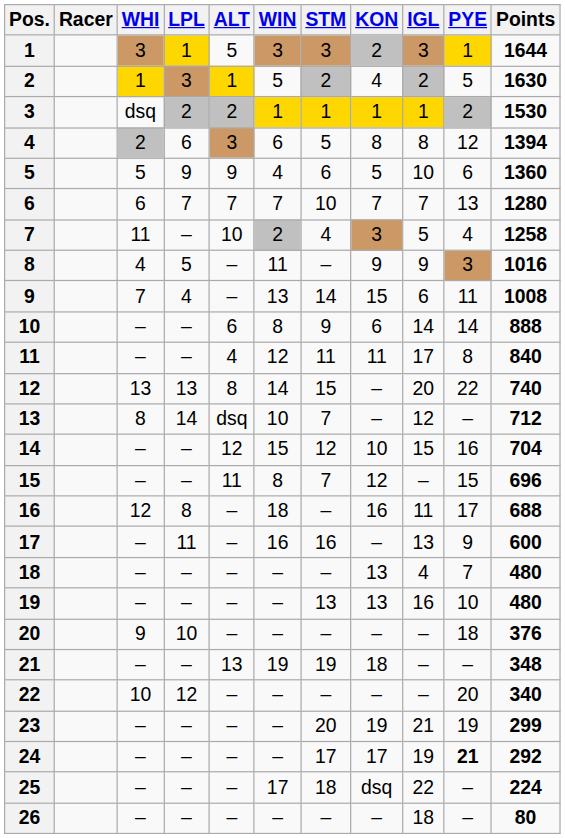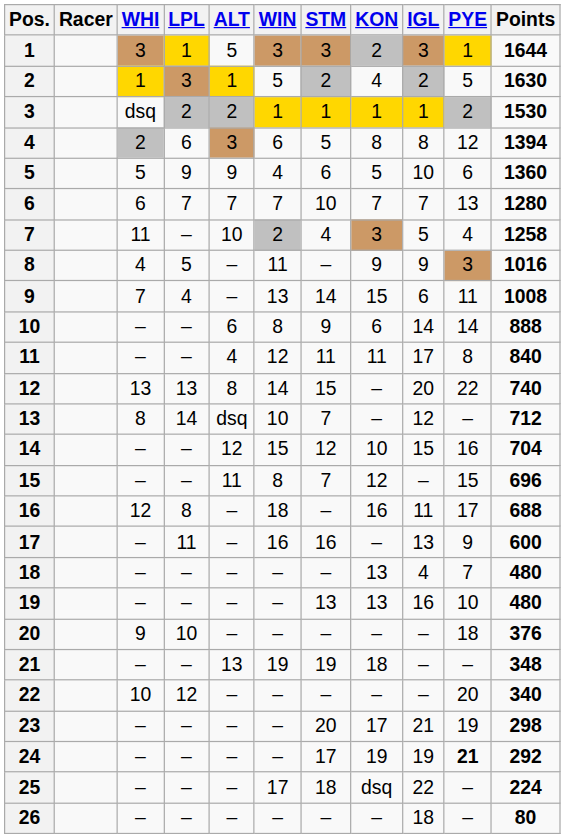(377, 726) 19 -> (377, 726) 17
(526, 726) 299 -> (526, 726) 298
(377, 756) 17 -> (377, 756) 19
